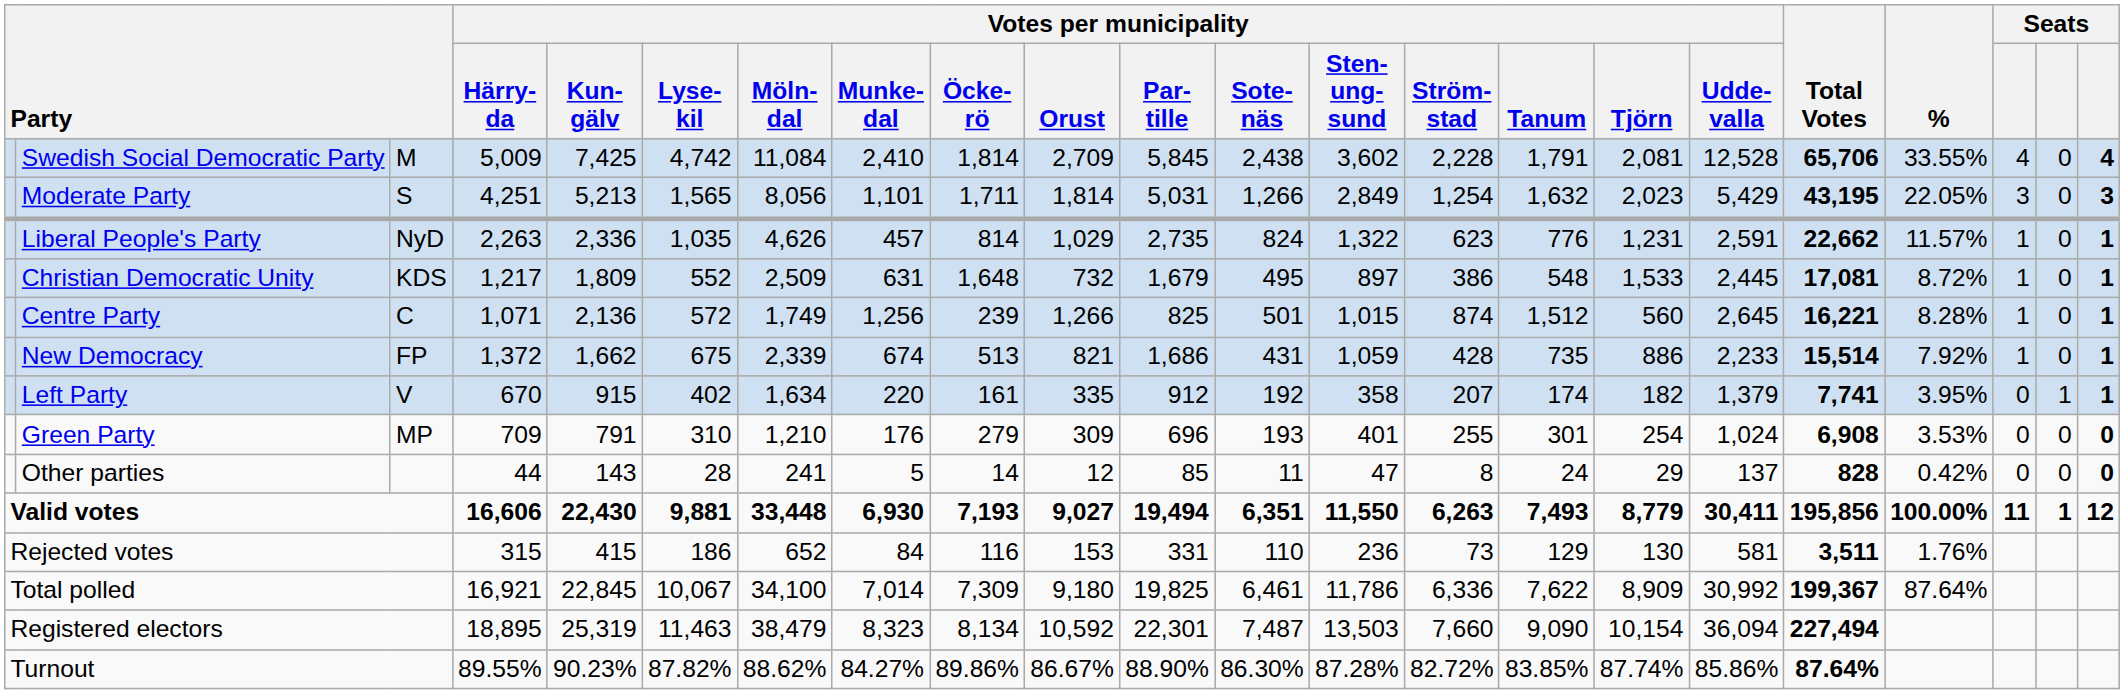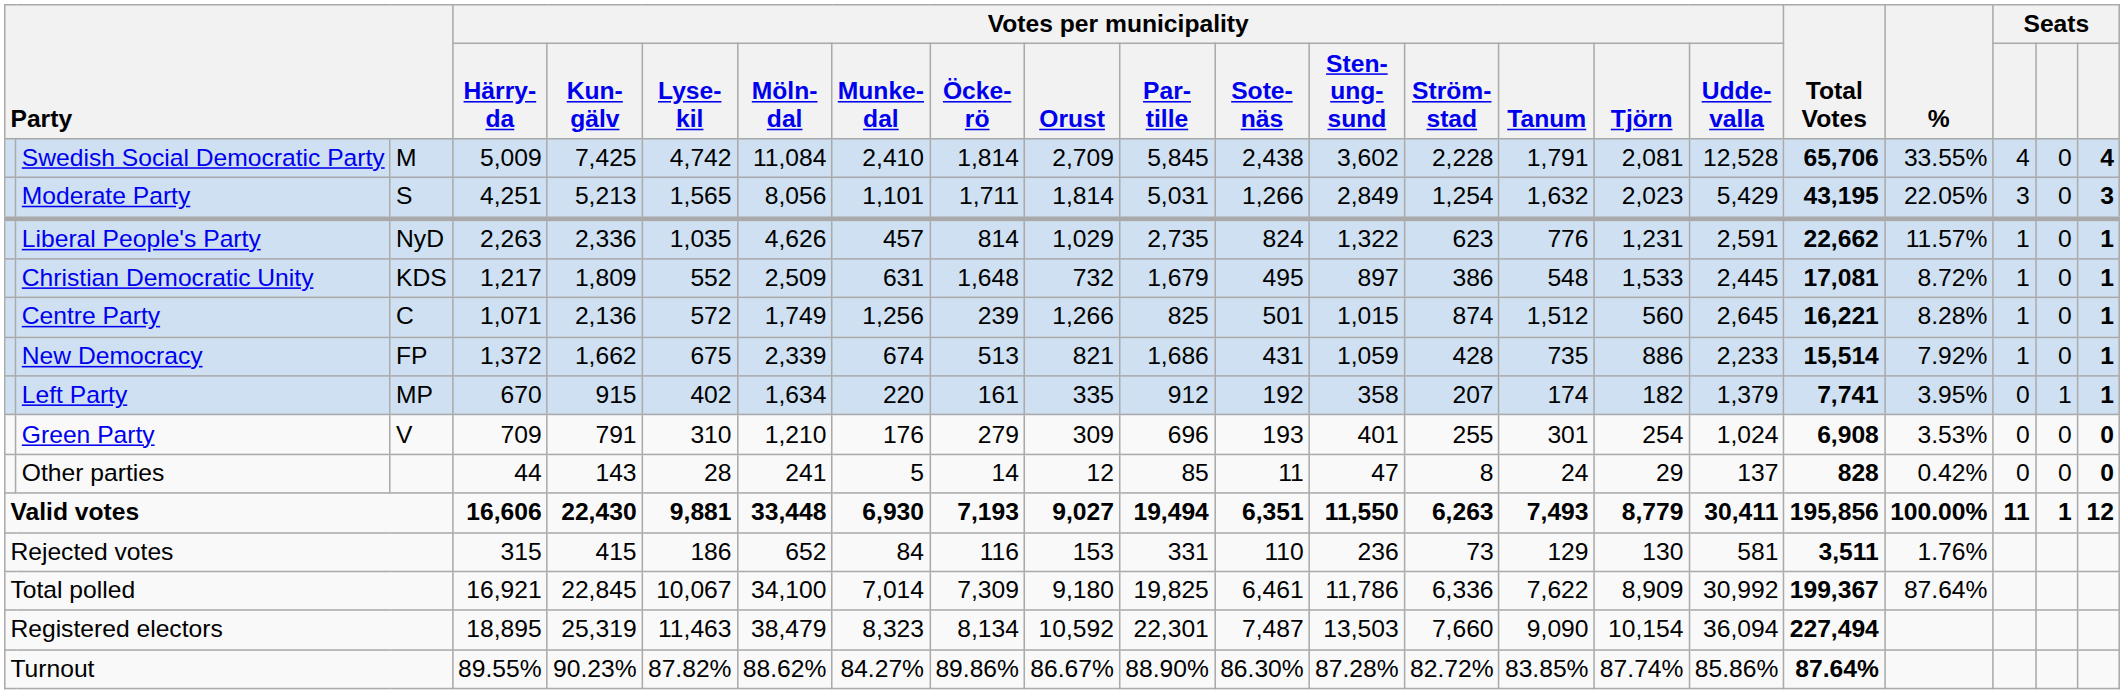(404, 395) V -> (415, 395) MP
(415, 434) MP -> (404, 434) V
